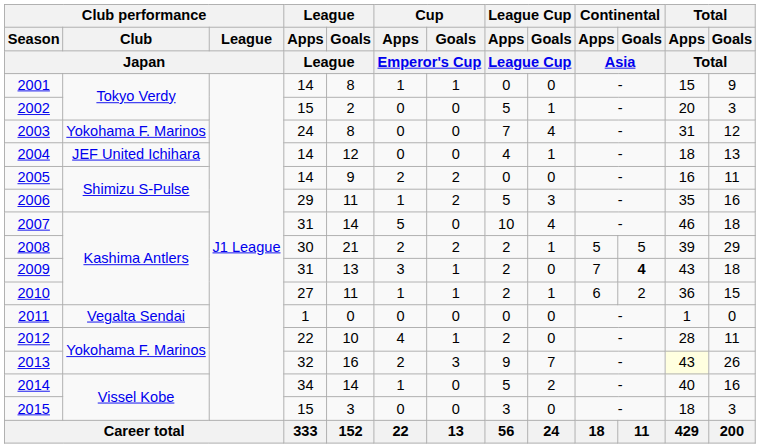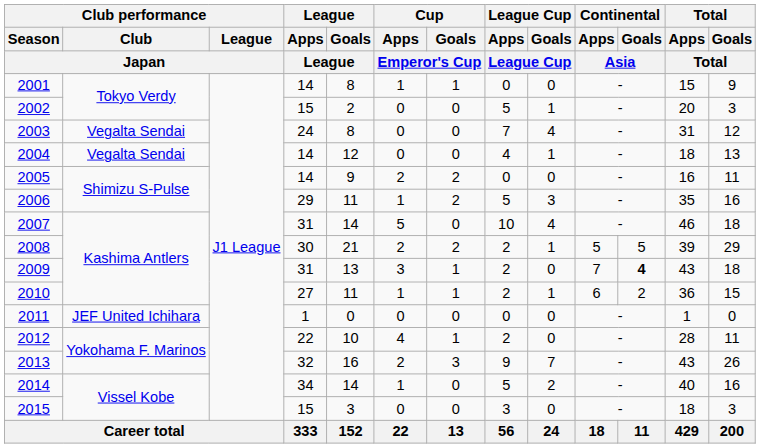(136, 131) Yokohama F. Marinos -> (136, 131) Vegalta Sendai
(136, 154) JEF United Ichihara -> (136, 154) Vegalta Sendai
(136, 316) Vegalta Sendai -> (136, 316) JEF United Ichihara
(687, 362) lightyellow background -> (687, 362) no background
